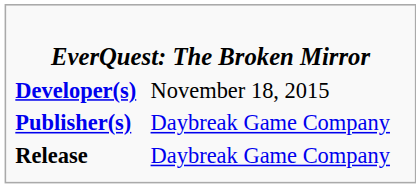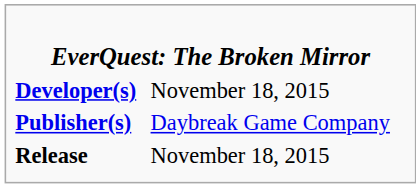(270, 155) Daybreak Game Company -> (240, 155) November 18, 2015
